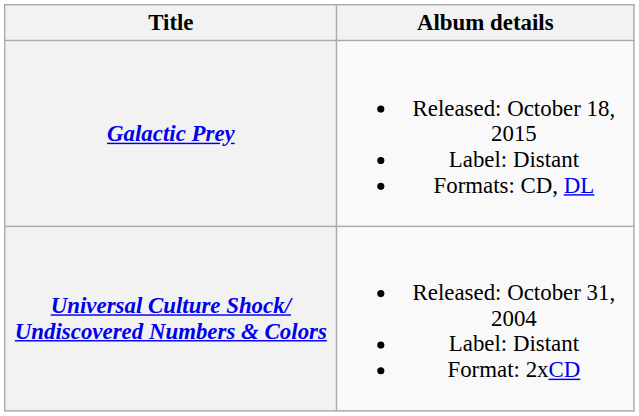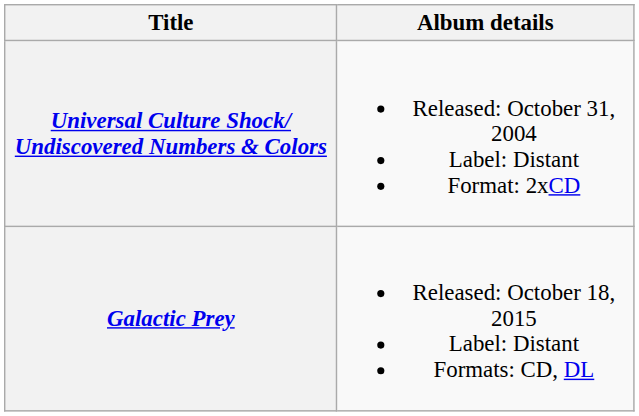rows swapped: (171, 318) <-> (171, 133)
